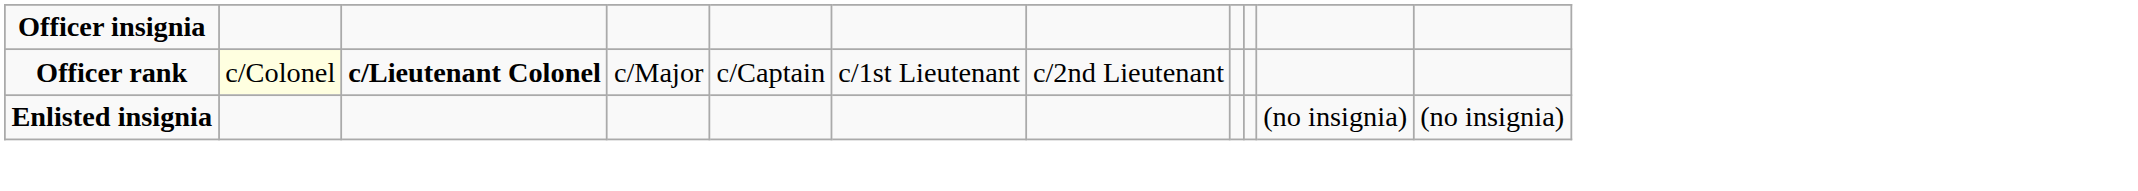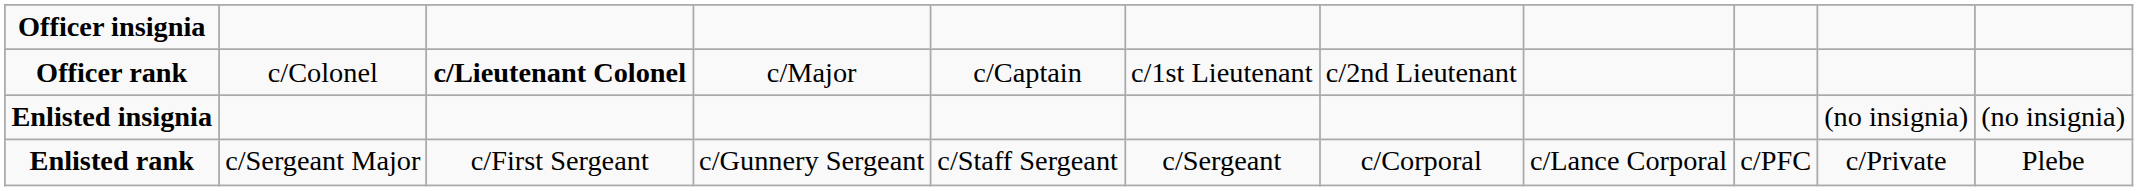(280, 71) lightyellow background -> (323, 71) no background
+ row: (112, 161)
